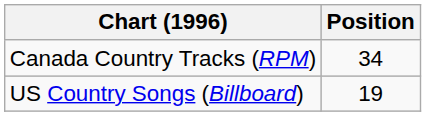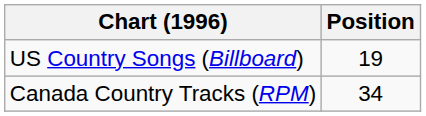rows swapped: (163, 57) <-> (157, 93)
